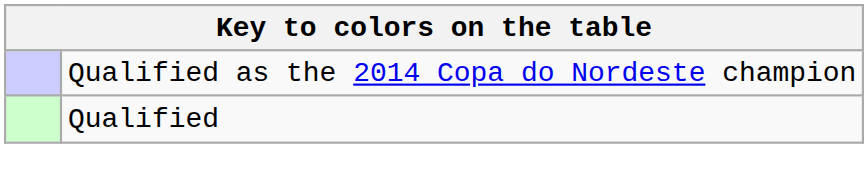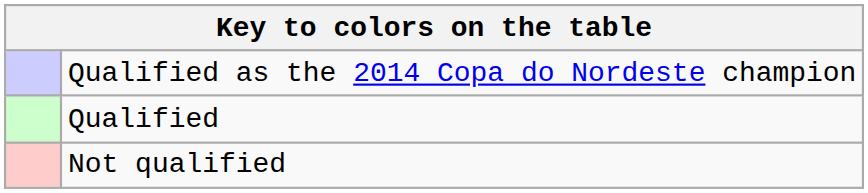+ row: (177, 165)
